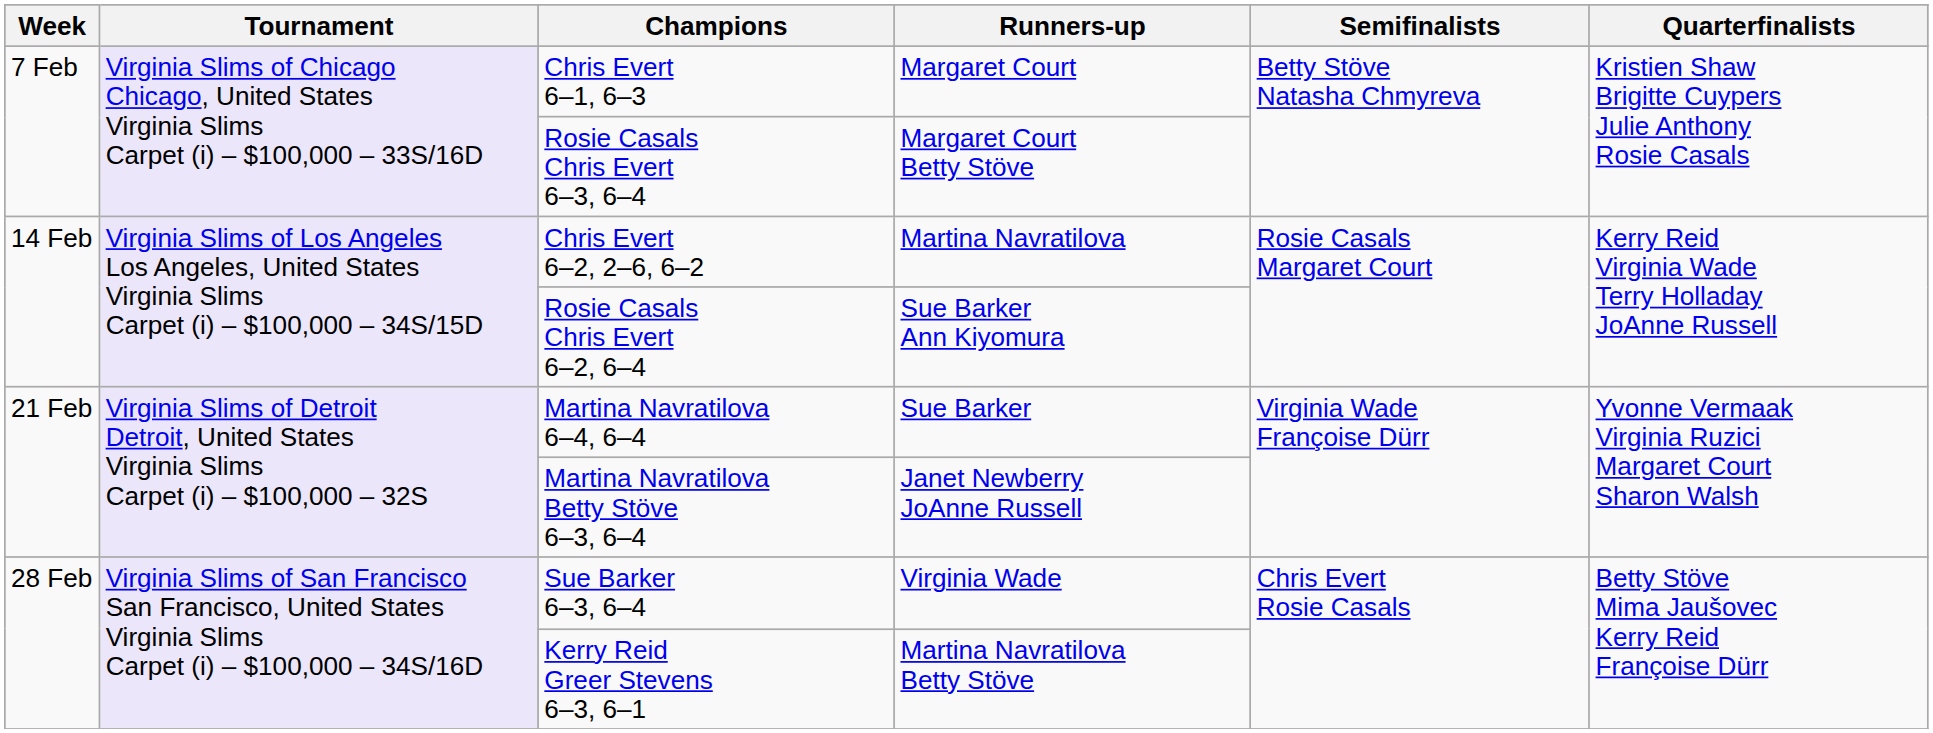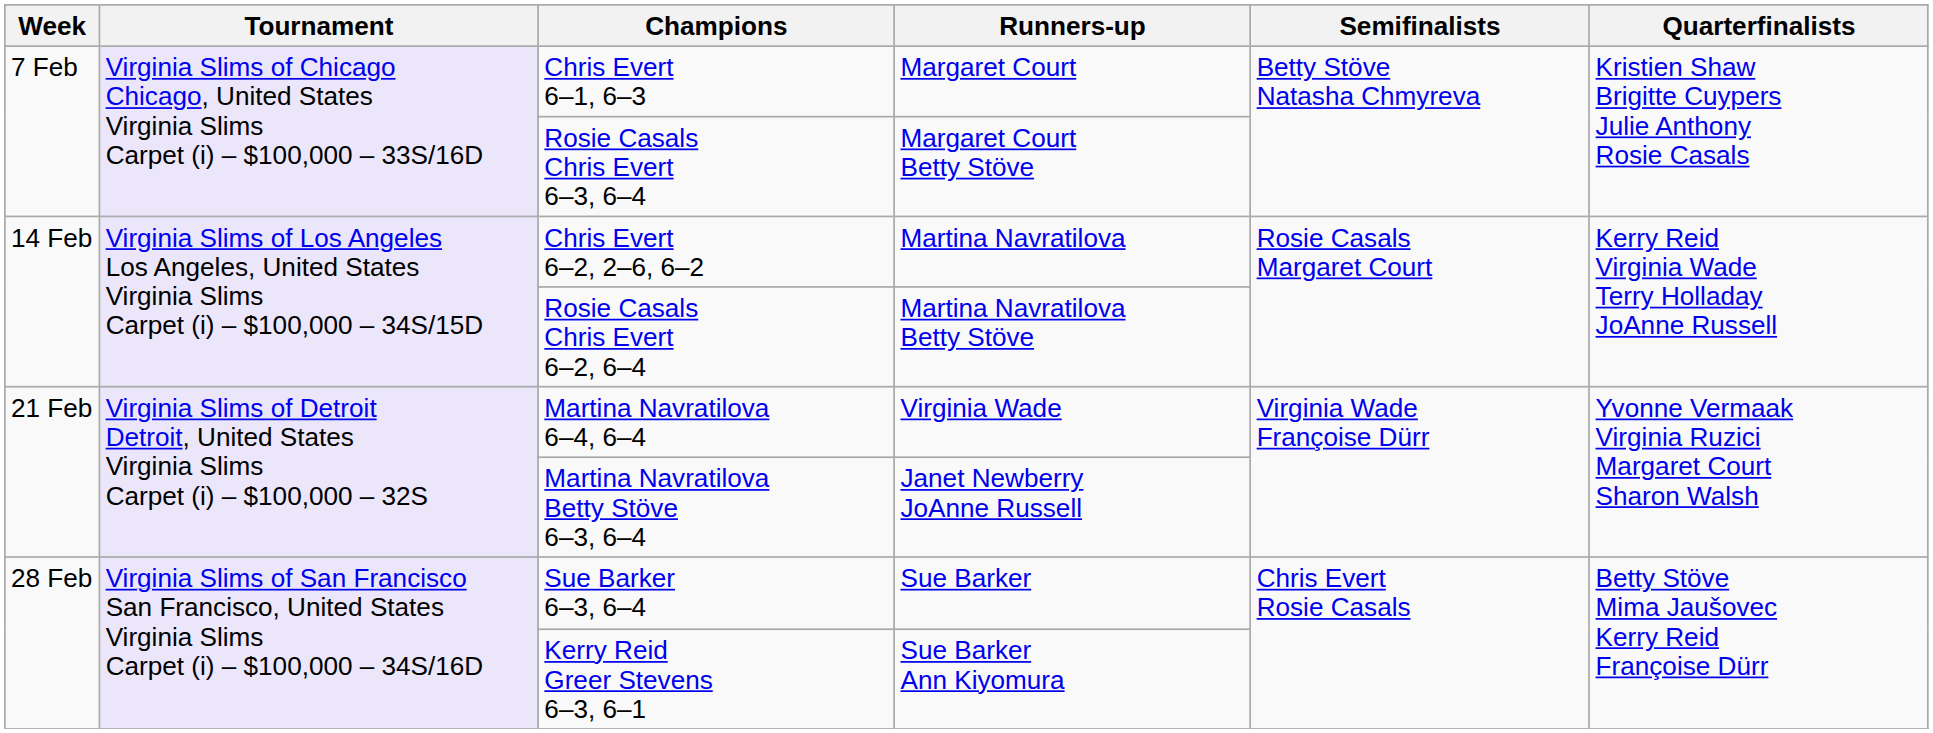(983, 323) Sue Barker Ann Kiyomura -> (1013, 323) Martina Navratilova Betty Stöve
(966, 408) Sue Barker -> (981, 408) Virginia Wade
(981, 579) Virginia Wade -> (966, 579) Sue Barker
(1013, 664) Martina Navratilova Betty Stöve -> (983, 664) Sue Barker Ann Kiyomura
